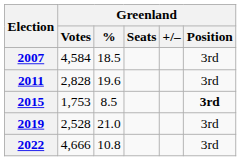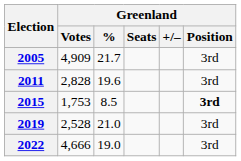+ row: (31, 58)
- row: (31, 58)
(109, 144) 10.8 -> (109, 144) 19.0
